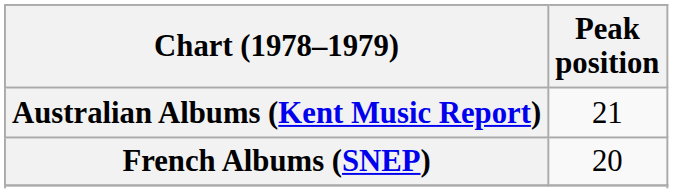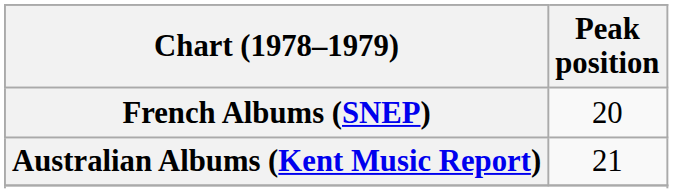rows swapped: (277, 112) <-> (277, 160)
